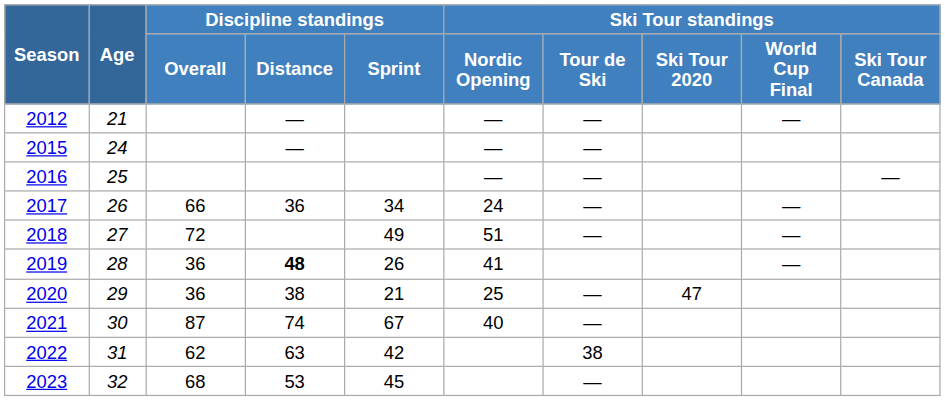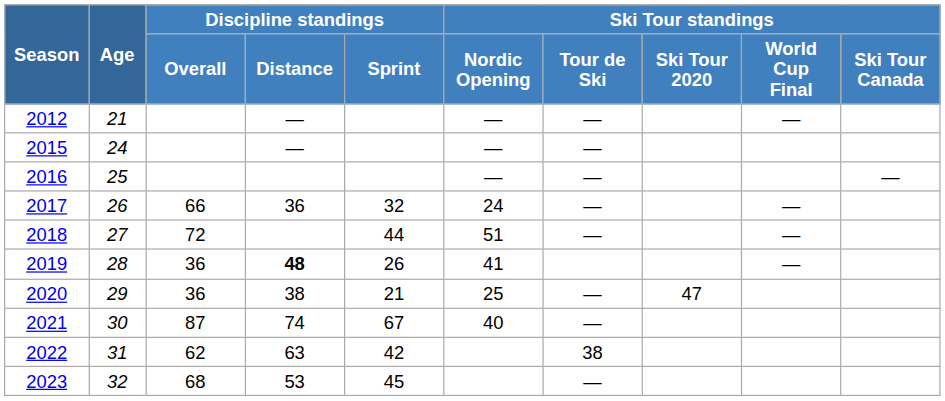(394, 206) 34 -> (394, 206) 32
(394, 235) 49 -> (394, 235) 44
